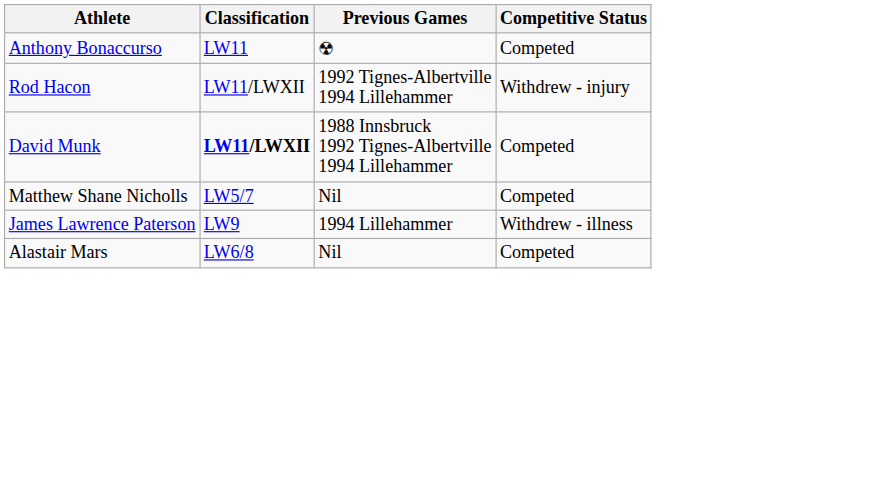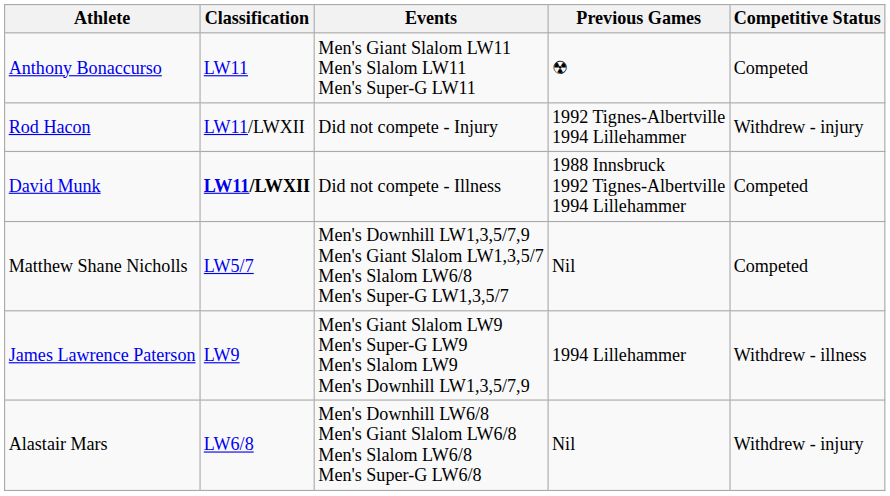+ column: (431, 18)
(537, 253) Competed -> (799, 445) Withdrew - injury
